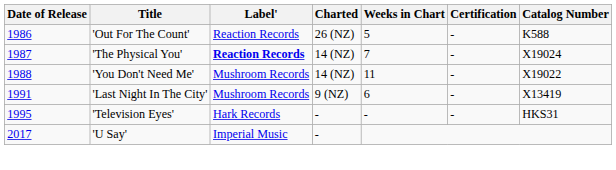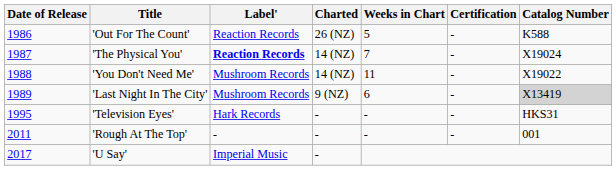(19, 94) 1991 -> (19, 94) 1989
(542, 94) no background -> (542, 94) lightgrey background
+ row: (140, 135)
